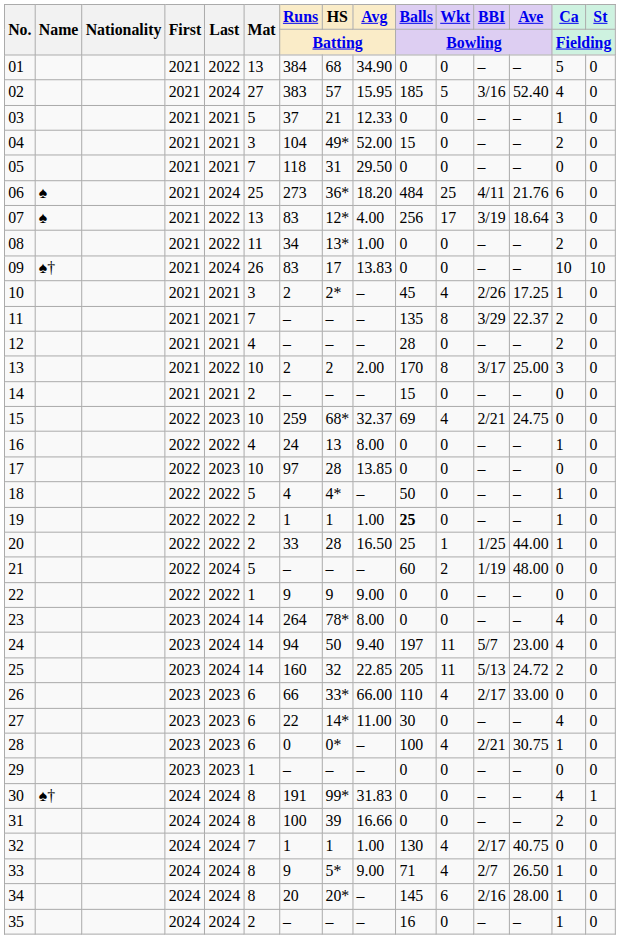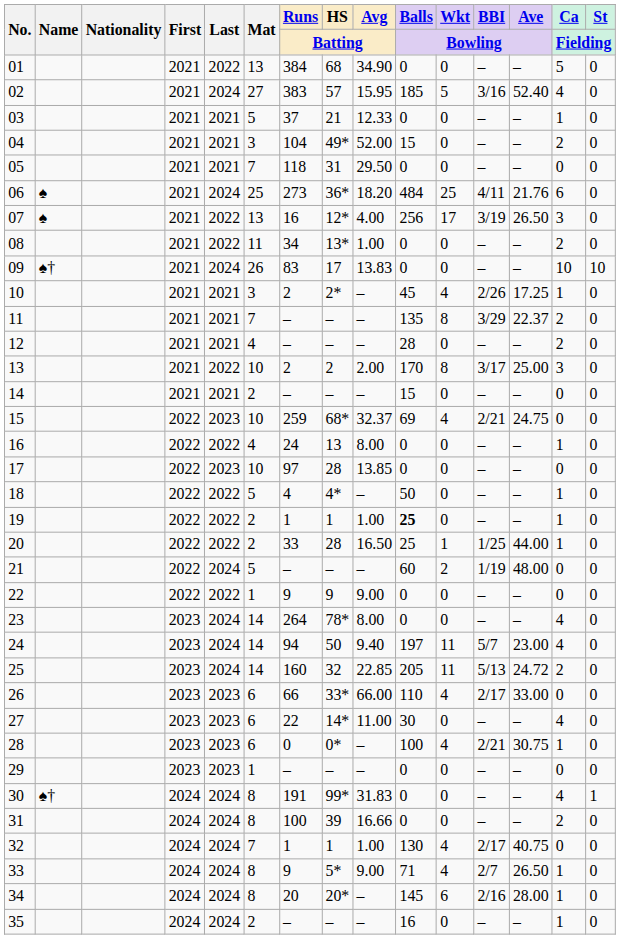(291, 218) 83 -> (291, 218) 16
(531, 218) 18.64 -> (531, 218) 26.50
